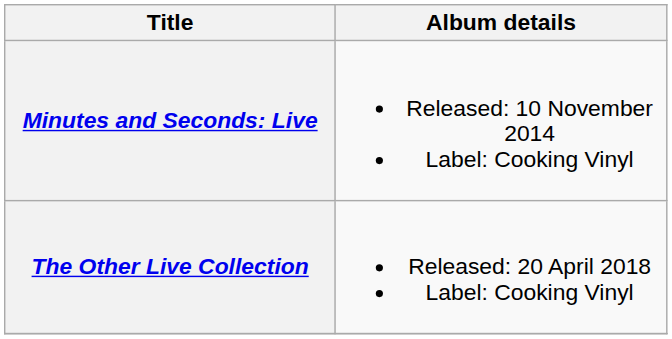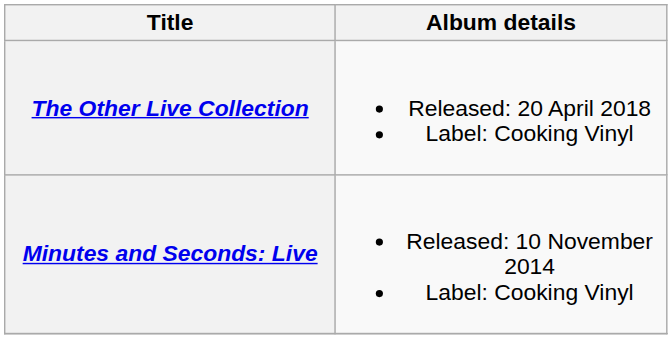rows swapped: (170, 120) <-> (170, 266)
